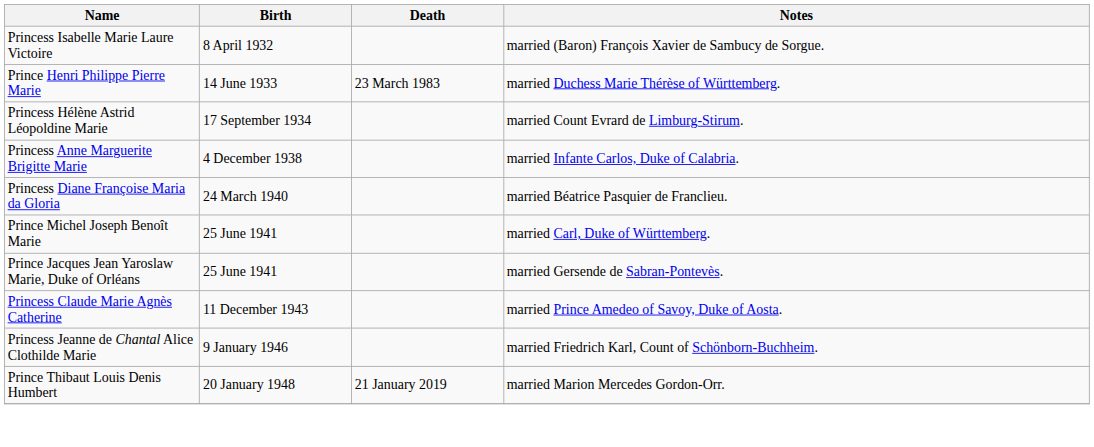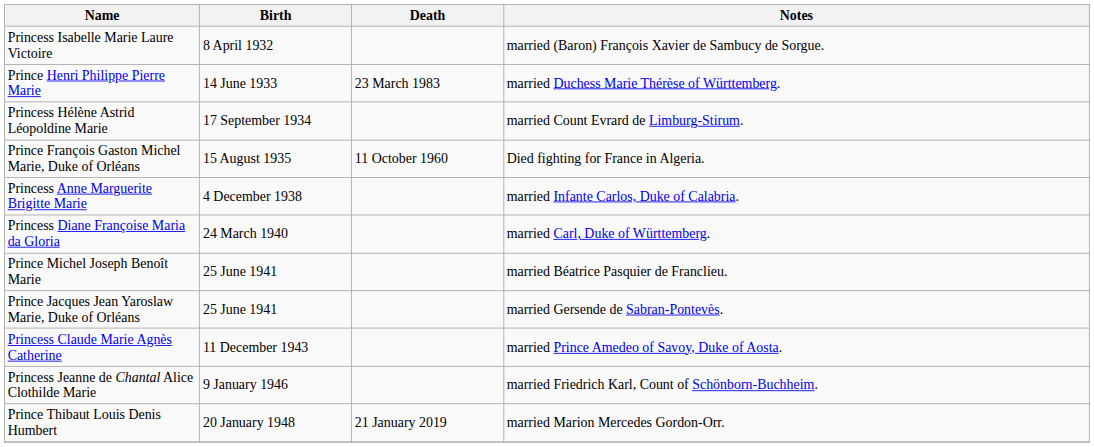+ row: (94, 158)
(617, 196) married Béatrice Pasquier de Franclieu. -> (608, 234) married Carl, Duke of Württemberg.
(608, 234) married Carl, Duke of Württemberg. -> (617, 271) married Béatrice Pasquier de Franclieu.
